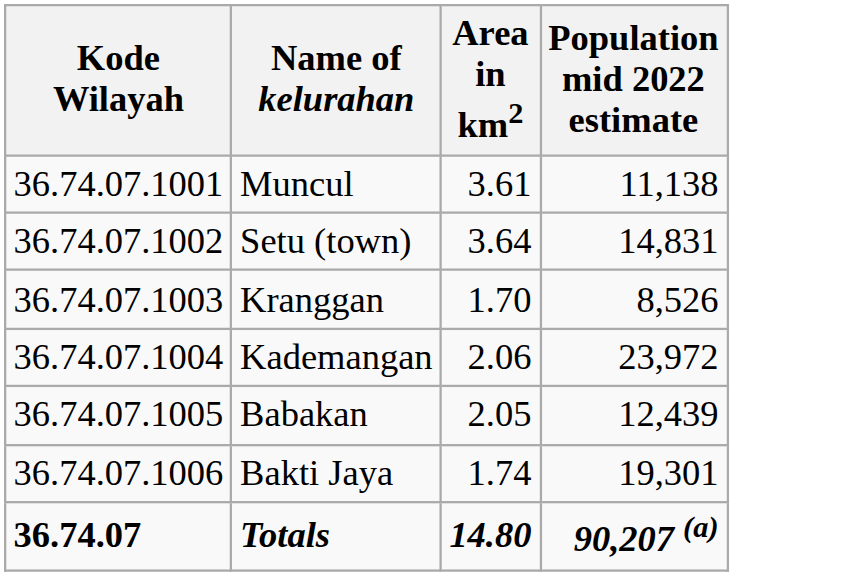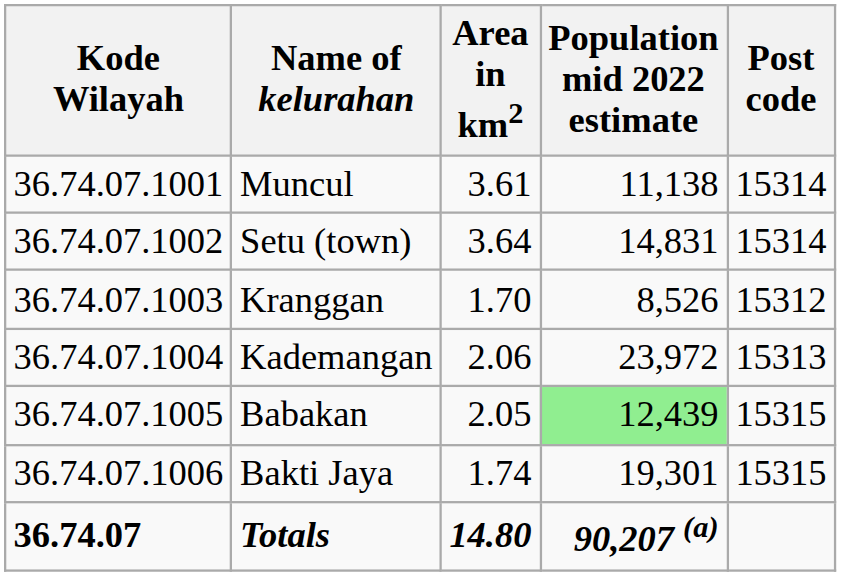+ column: (781, 79)
(668, 414) no background -> (668, 414) lightgreen background
